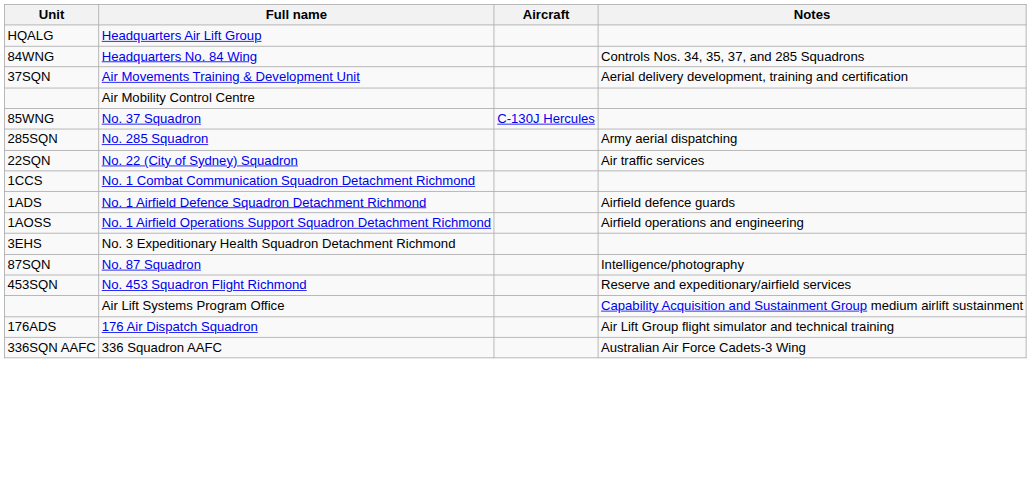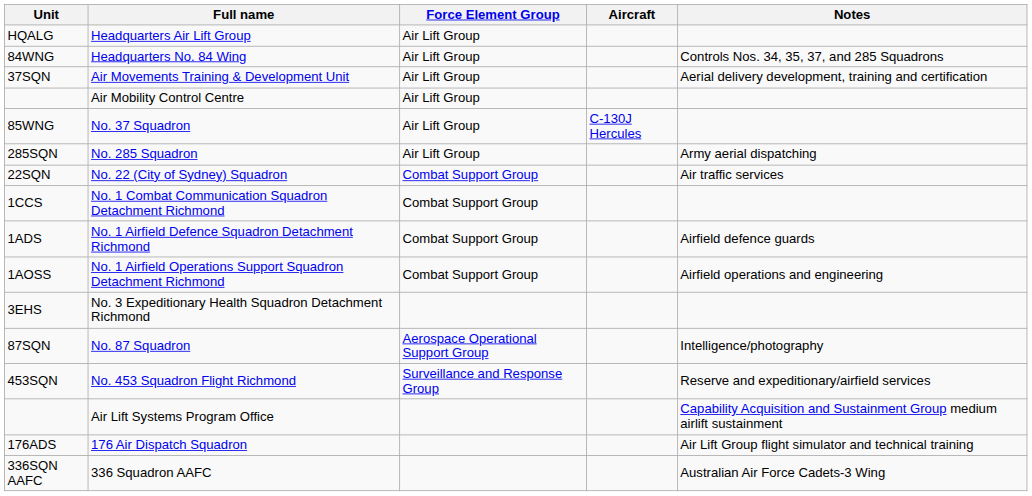+ column: (493, 14)
